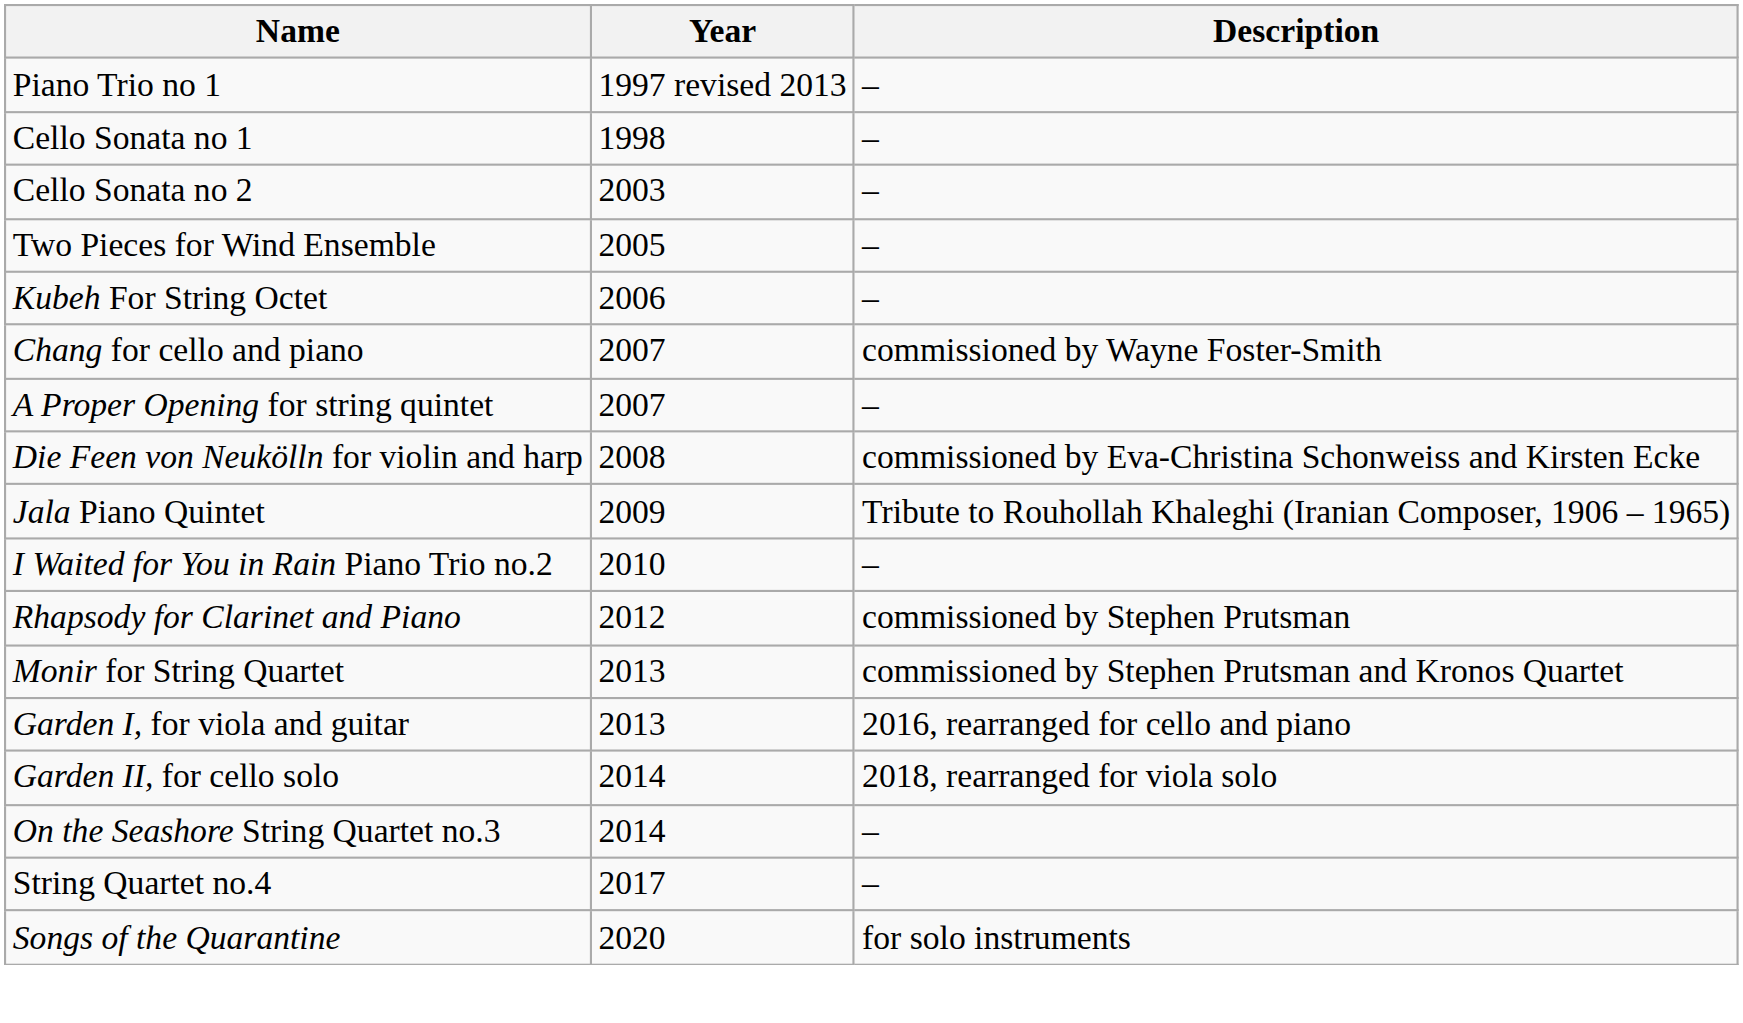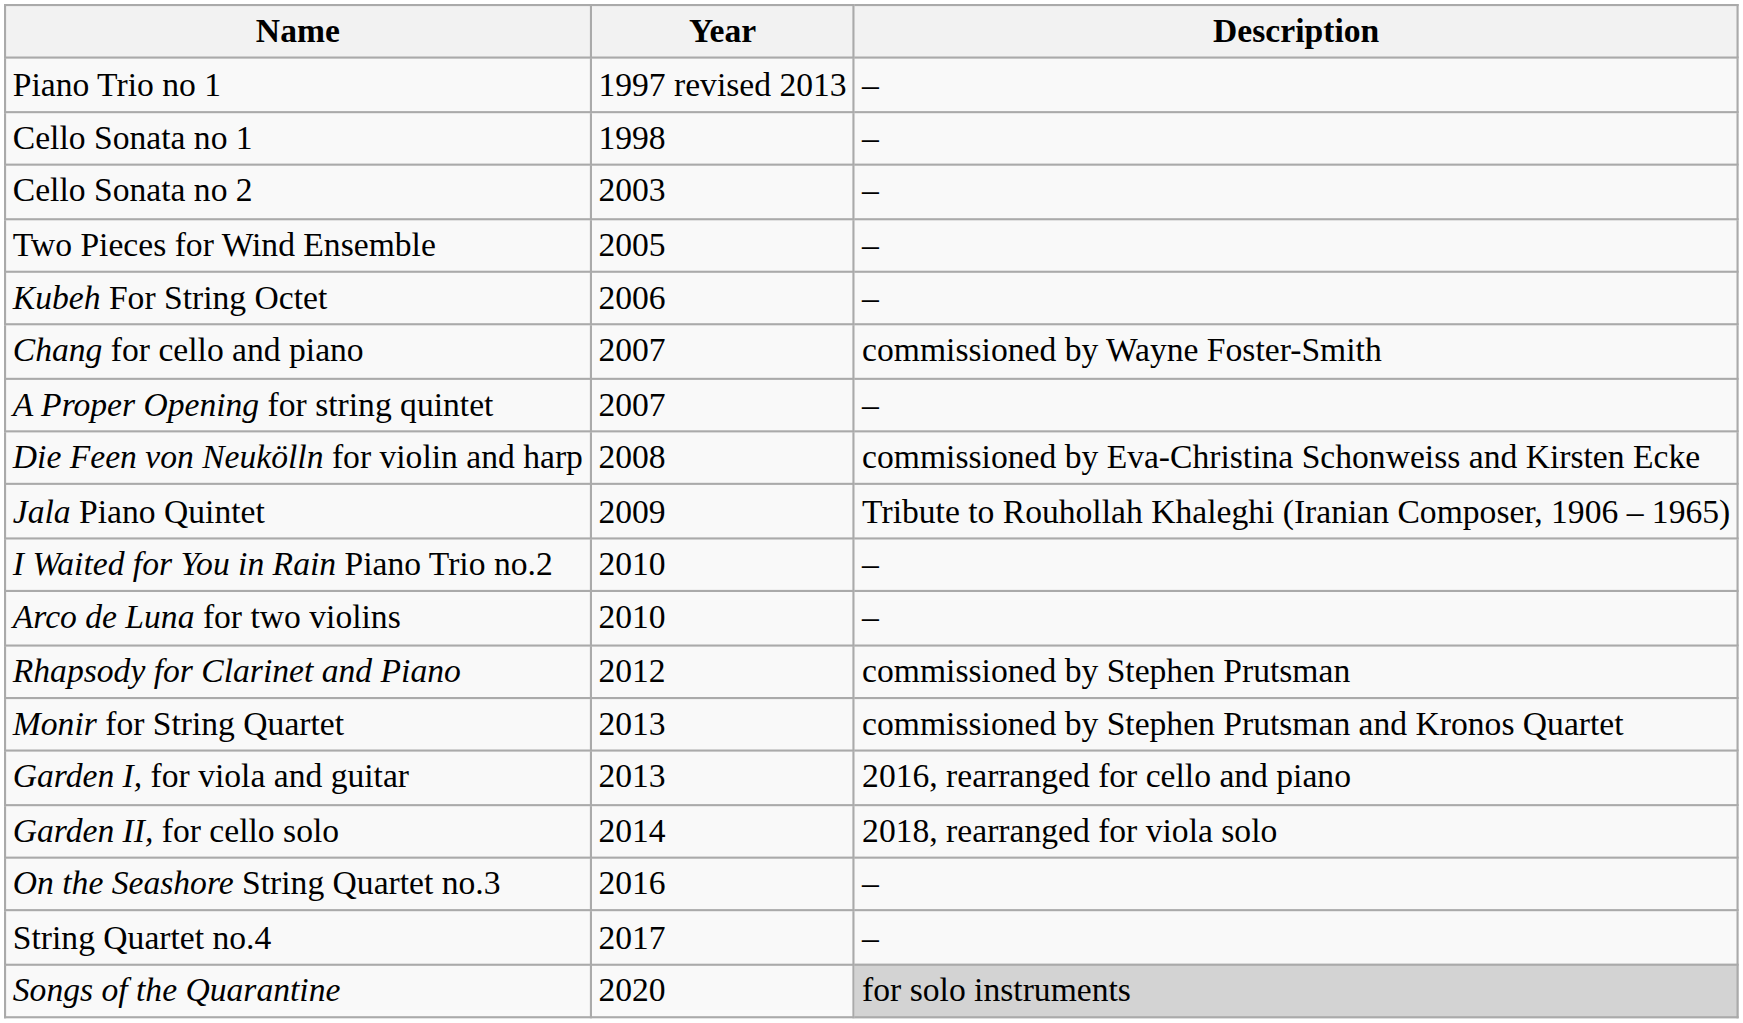+ row: (207, 617)
(632, 830) 2014 -> (632, 883) 2016
(997, 937) no background -> (997, 990) lightgrey background
